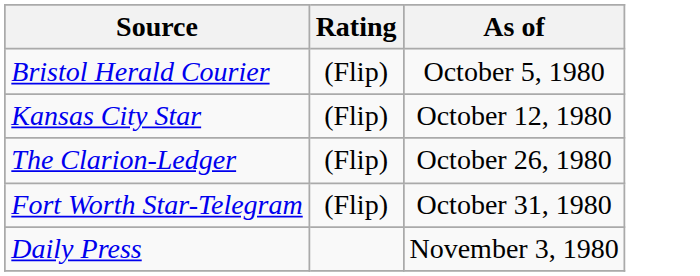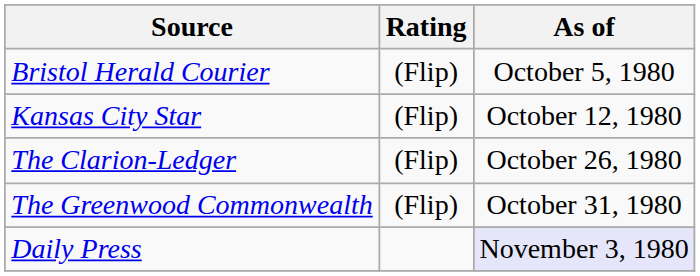+ row: (192, 204)
- row: (157, 204)
(514, 248) no background -> (584, 248) lavender background
